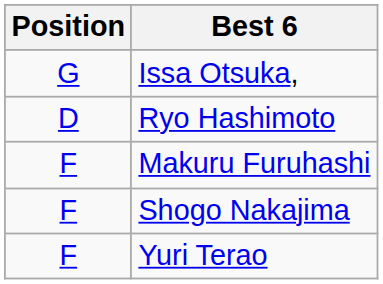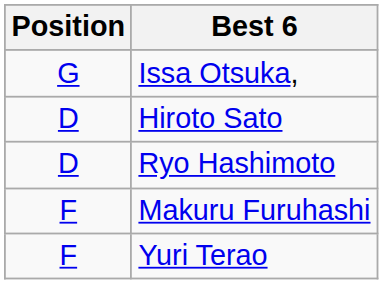+ row: (210, 118)
- row: (244, 210)
